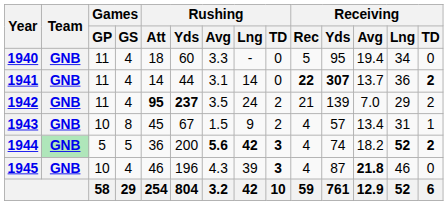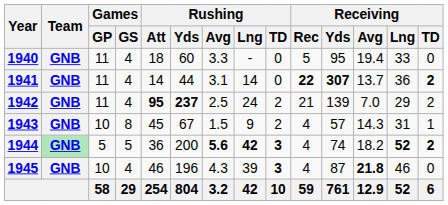(403, 59) 34 -> (403, 59) 33
(218, 102) 3.5 -> (218, 102) 2.5
(370, 124) 13.4 -> (370, 124) 14.3
